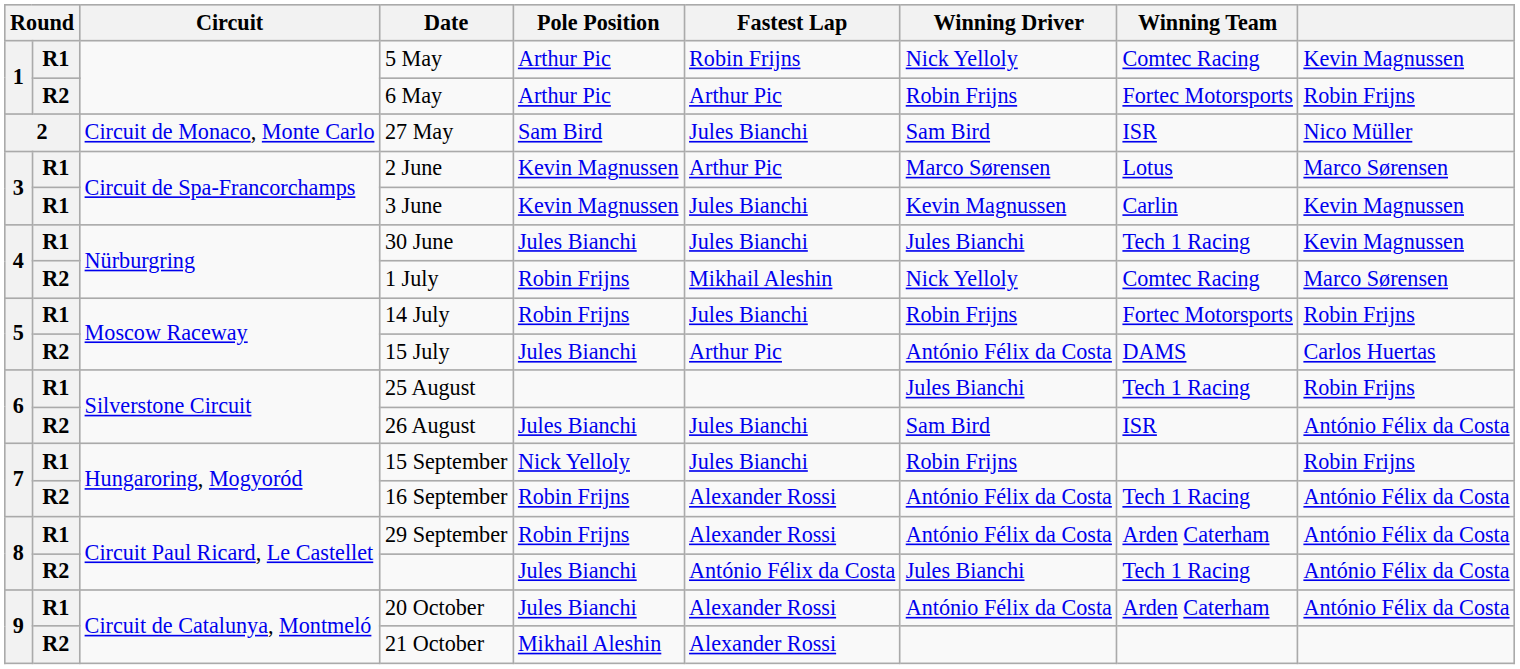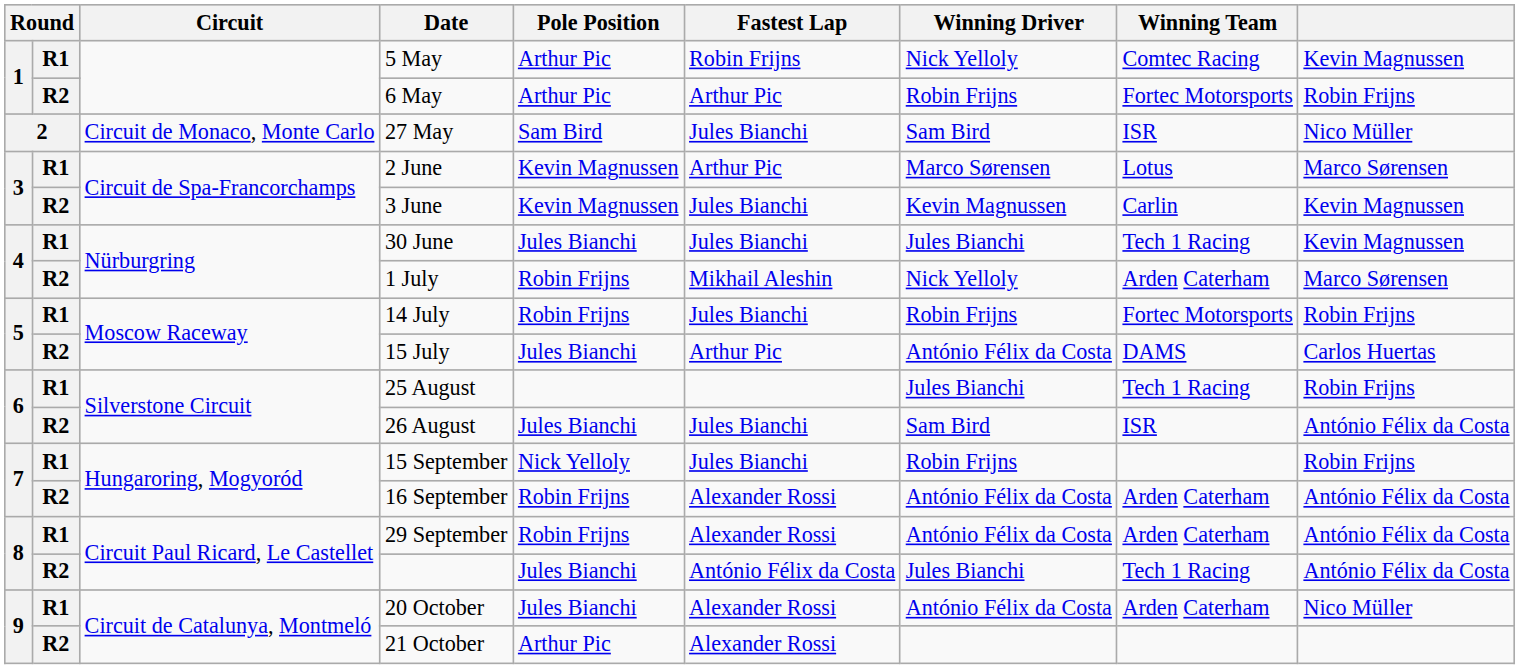(56, 205) R1 -> (56, 205) R2
(1191, 278) Comtec Racing -> (1196, 278) Arden Caterham
(1186, 497) Tech 1 Racing -> (1196, 497) Arden Caterham
(1406, 607) António Félix da Costa -> (1358, 607) Nico Müller
(590, 644) Mikhail Aleshin -> (564, 644) Arthur Pic
